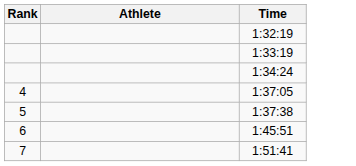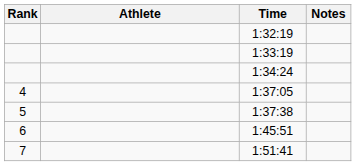+ column: (328, 14)
